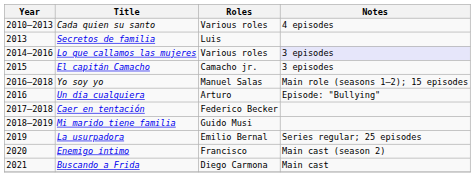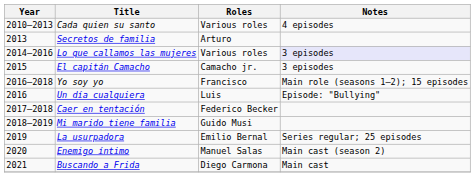(211, 39) Luis -> (216, 39) Arturo
(232, 81) Manuel Salas -> (224, 81) Francisco
(216, 95) Arturo -> (211, 95) Luis
(224, 151) Francisco -> (232, 151) Manuel Salas
